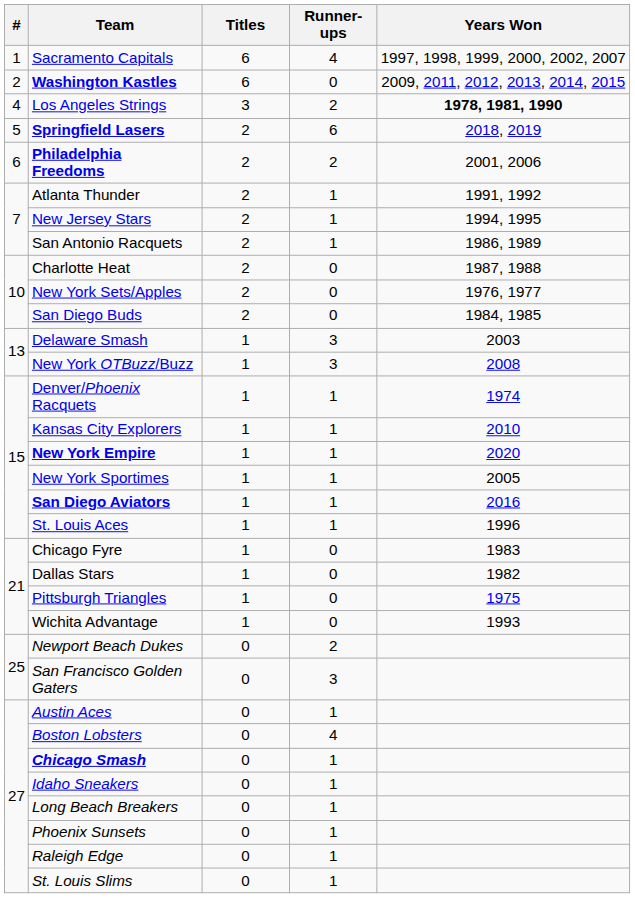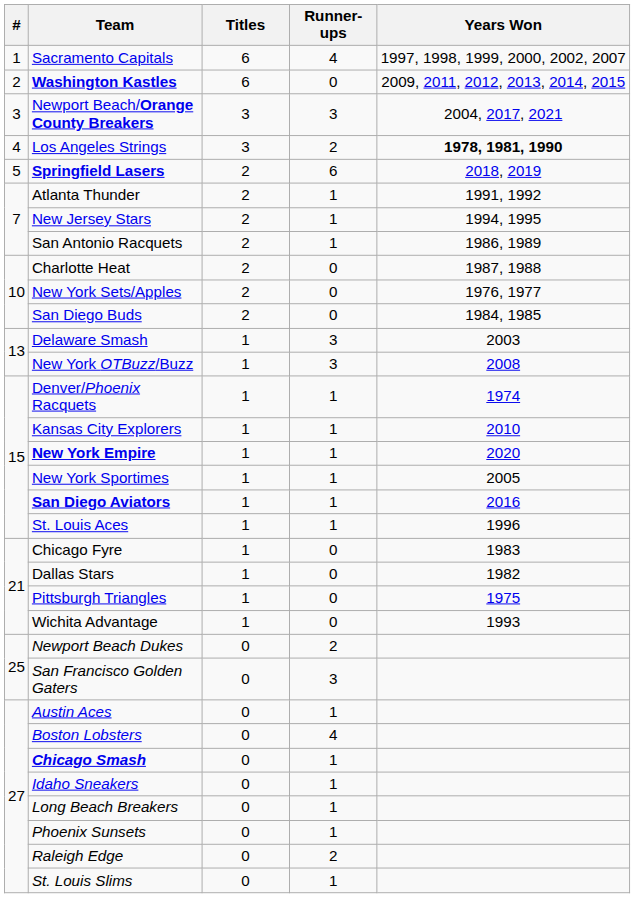+ row: (113, 114)
- row: (77, 162)
(333, 856) 1 -> (333, 856) 2
